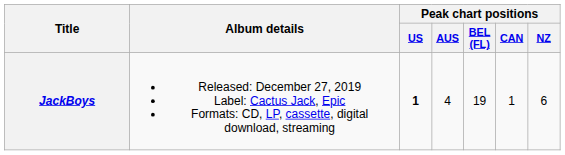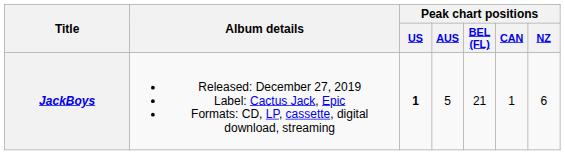(448, 101) 4 -> (448, 101) 5
(480, 101) 19 -> (480, 101) 21
